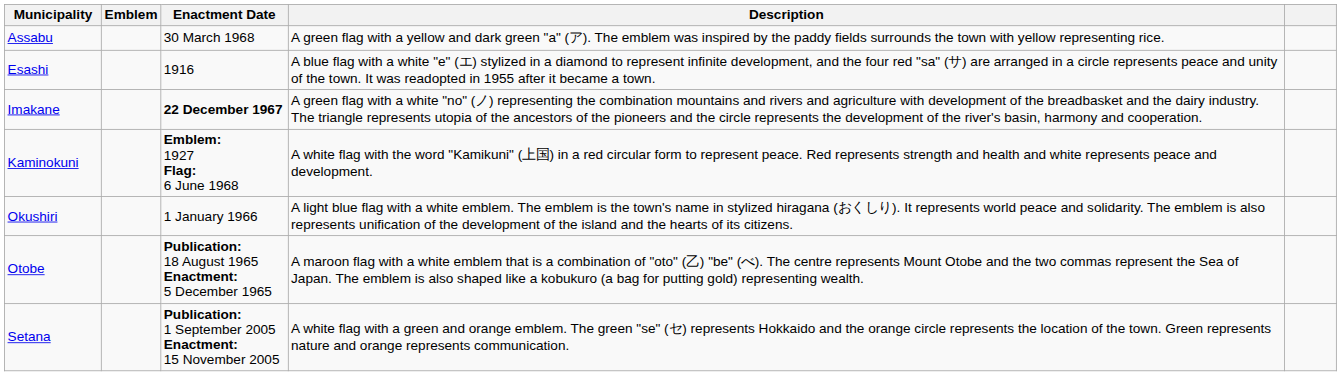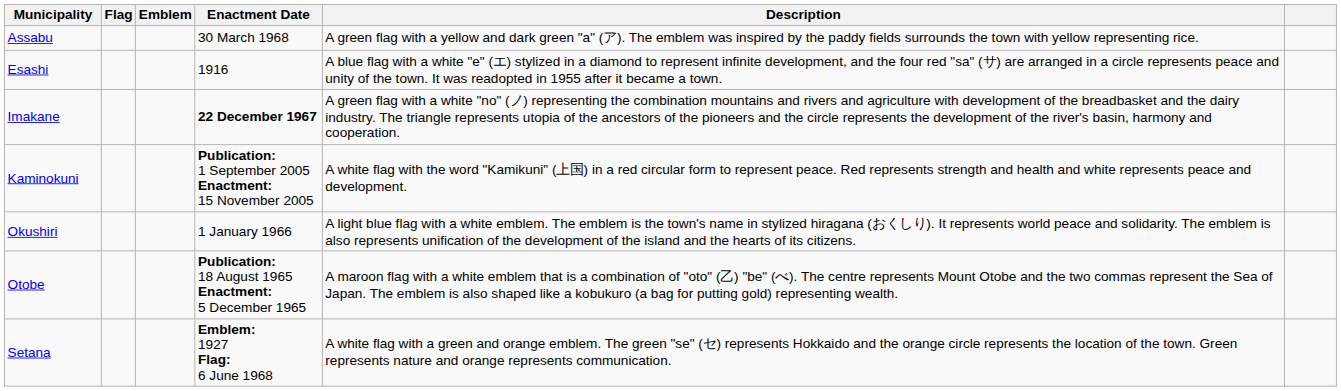+ column: (119, 15)
(201, 162) Emblem: 1927 Flag: 6 June 1968 -> (256, 178) Publication: 1 September 2005 Enactment: 15 November 2005
(222, 337) Publication: 1 September 2005 Enactment: 15 November 2005 -> (235, 352) Emblem: 1927 Flag: 6 June 1968
